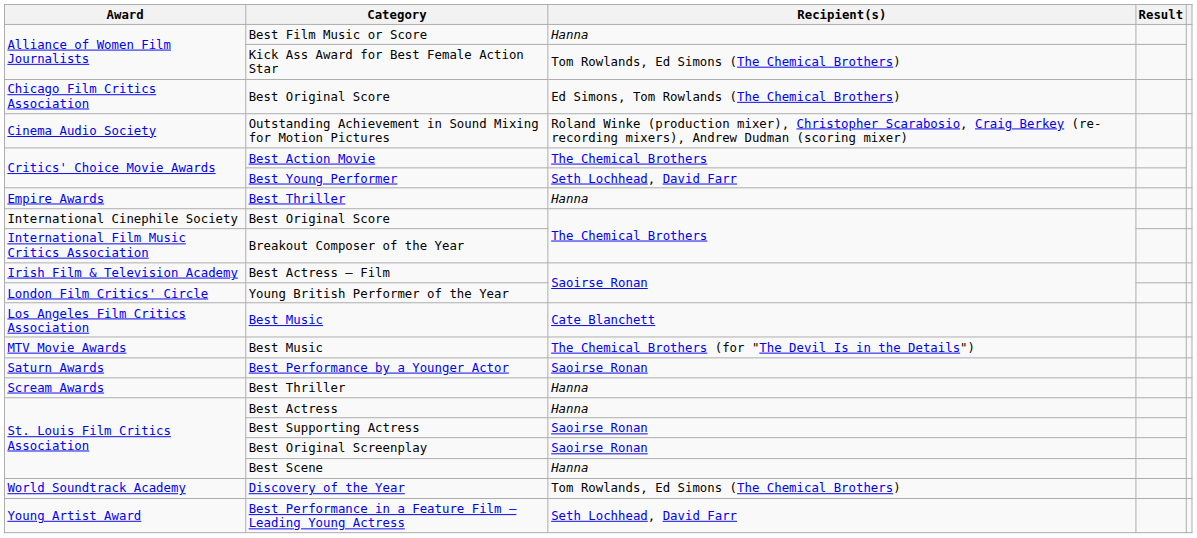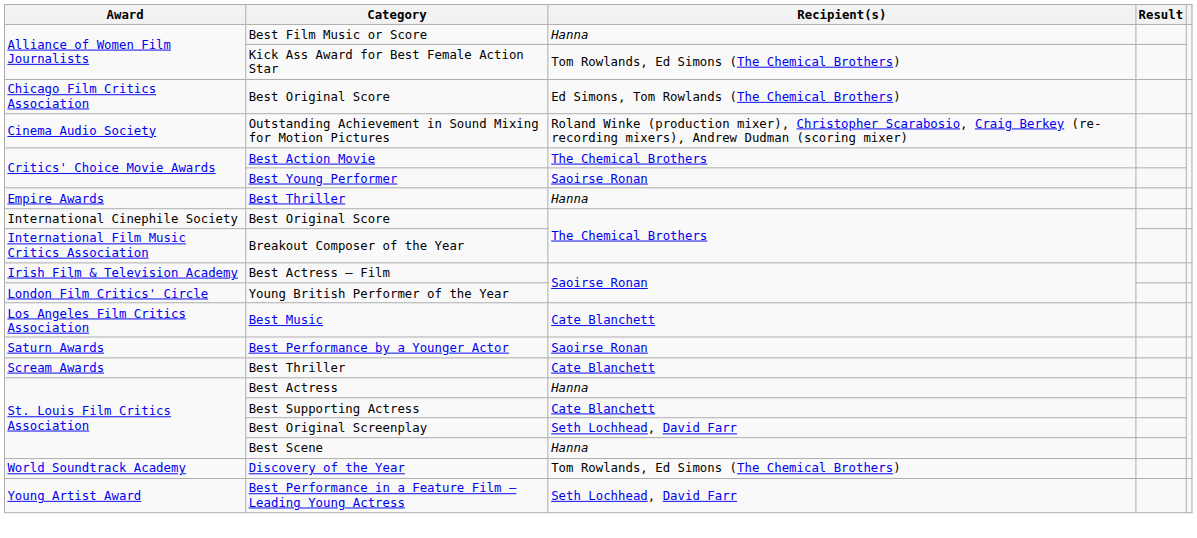(644, 178) Seth Lochhead, David Farr -> (599, 178) Saoirse Ronan
- row: (67, 347)
(570, 388) Hanna -> (603, 368) Cate Blanchett
(599, 428) Saoirse Ronan -> (603, 408) Cate Blanchett
(599, 448) Saoirse Ronan -> (644, 428) Seth Lochhead, David Farr
